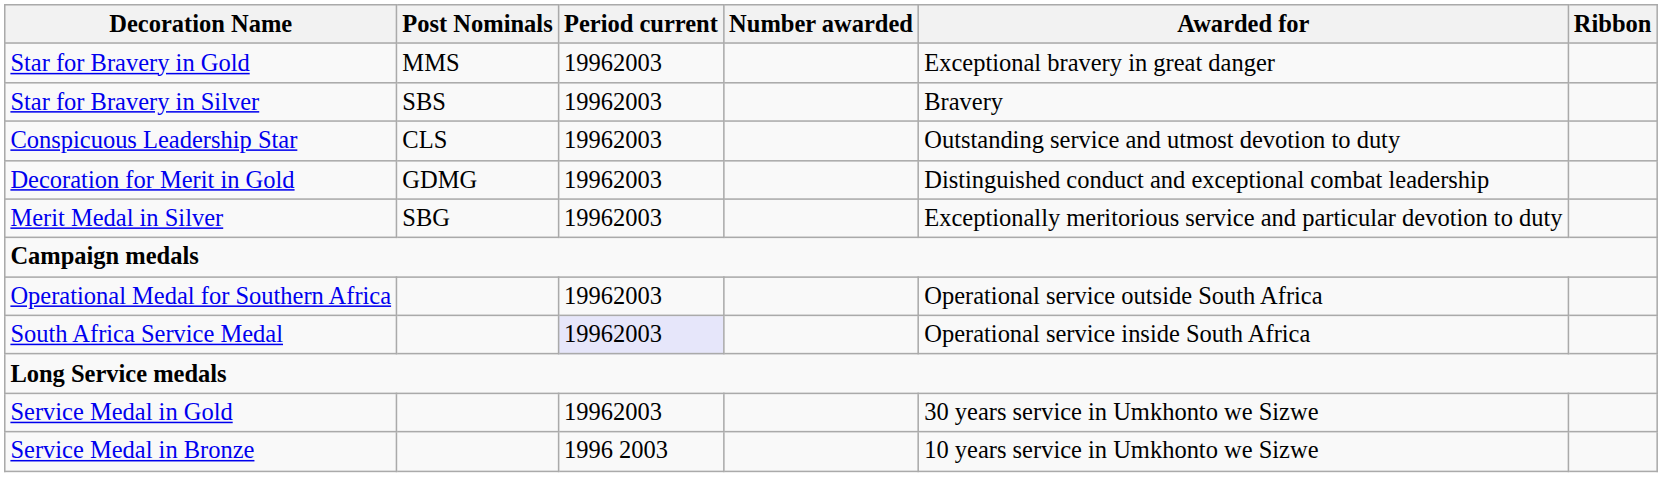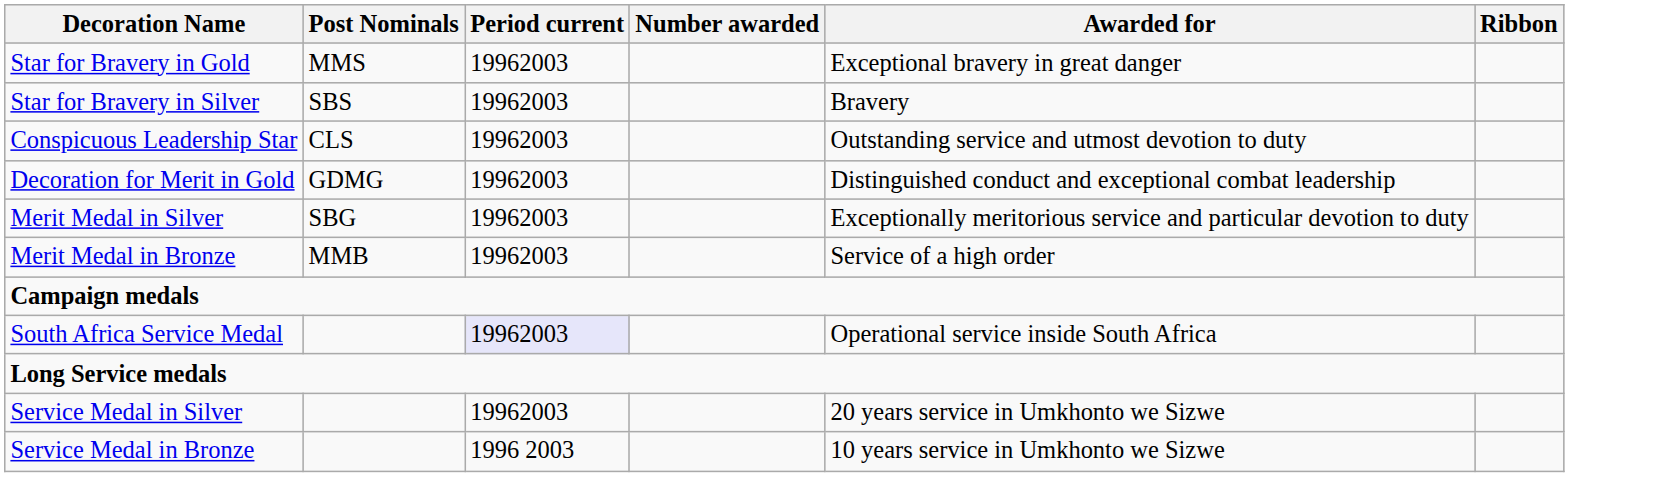+ row: (123, 256)
- row: (201, 295)
- row: (122, 412)
+ row: (126, 412)
